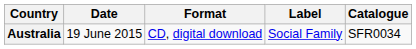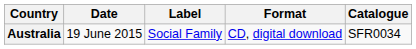columns swapped: (205, 14) <-> (305, 14)
